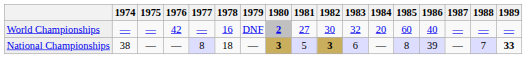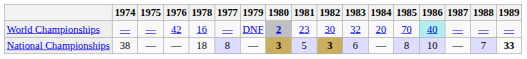columns swapped: (202, 12) <-> (227, 12)
(304, 29) 27 -> (304, 29) 23
(407, 29) 60 -> (407, 29) 70
(432, 29) no background -> (432, 29) paleturquoise background
(432, 45) 39 -> (432, 45) 10
